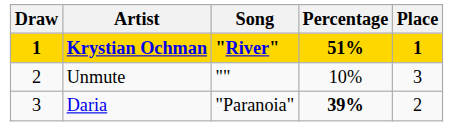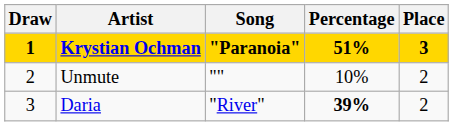(247, 47) "River" -> (255, 47) "Paranoia"
(417, 47) 1 -> (424, 47) 3
(417, 76) 3 -> (424, 76) 2
(255, 105) "Paranoia" -> (237, 105) "River"
